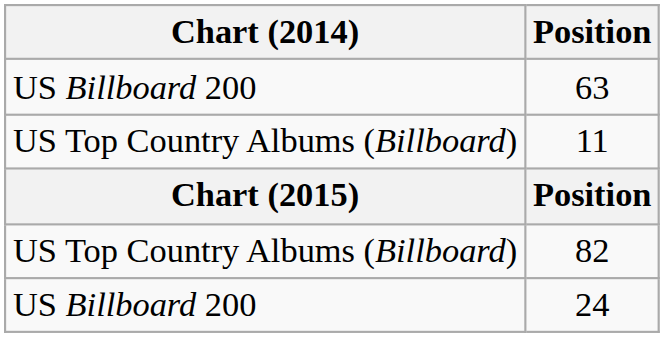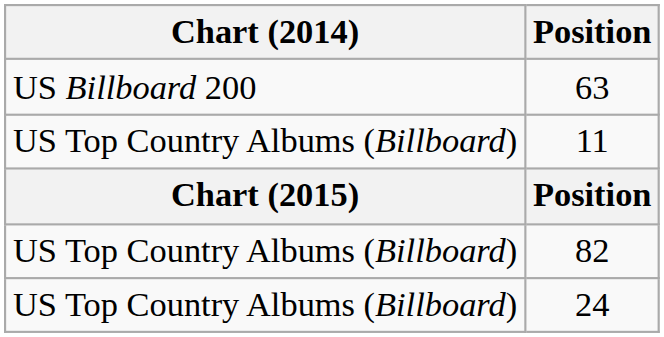(135, 304) US Billboard 200 -> (265, 304) US Top Country Albums (Billboard)
